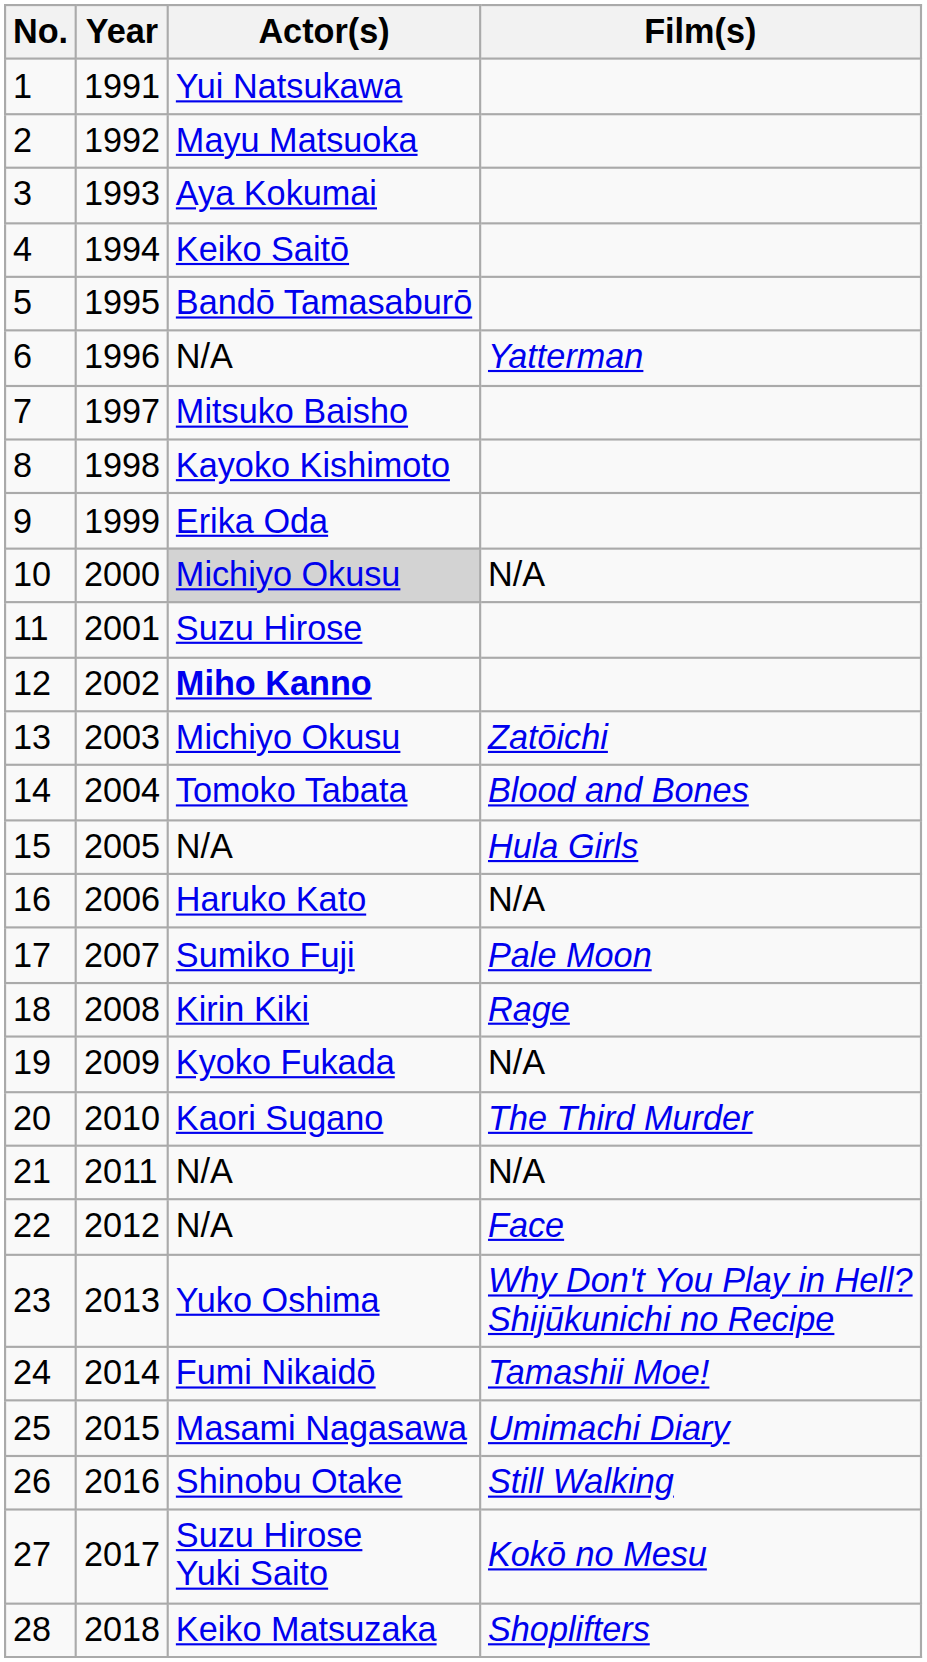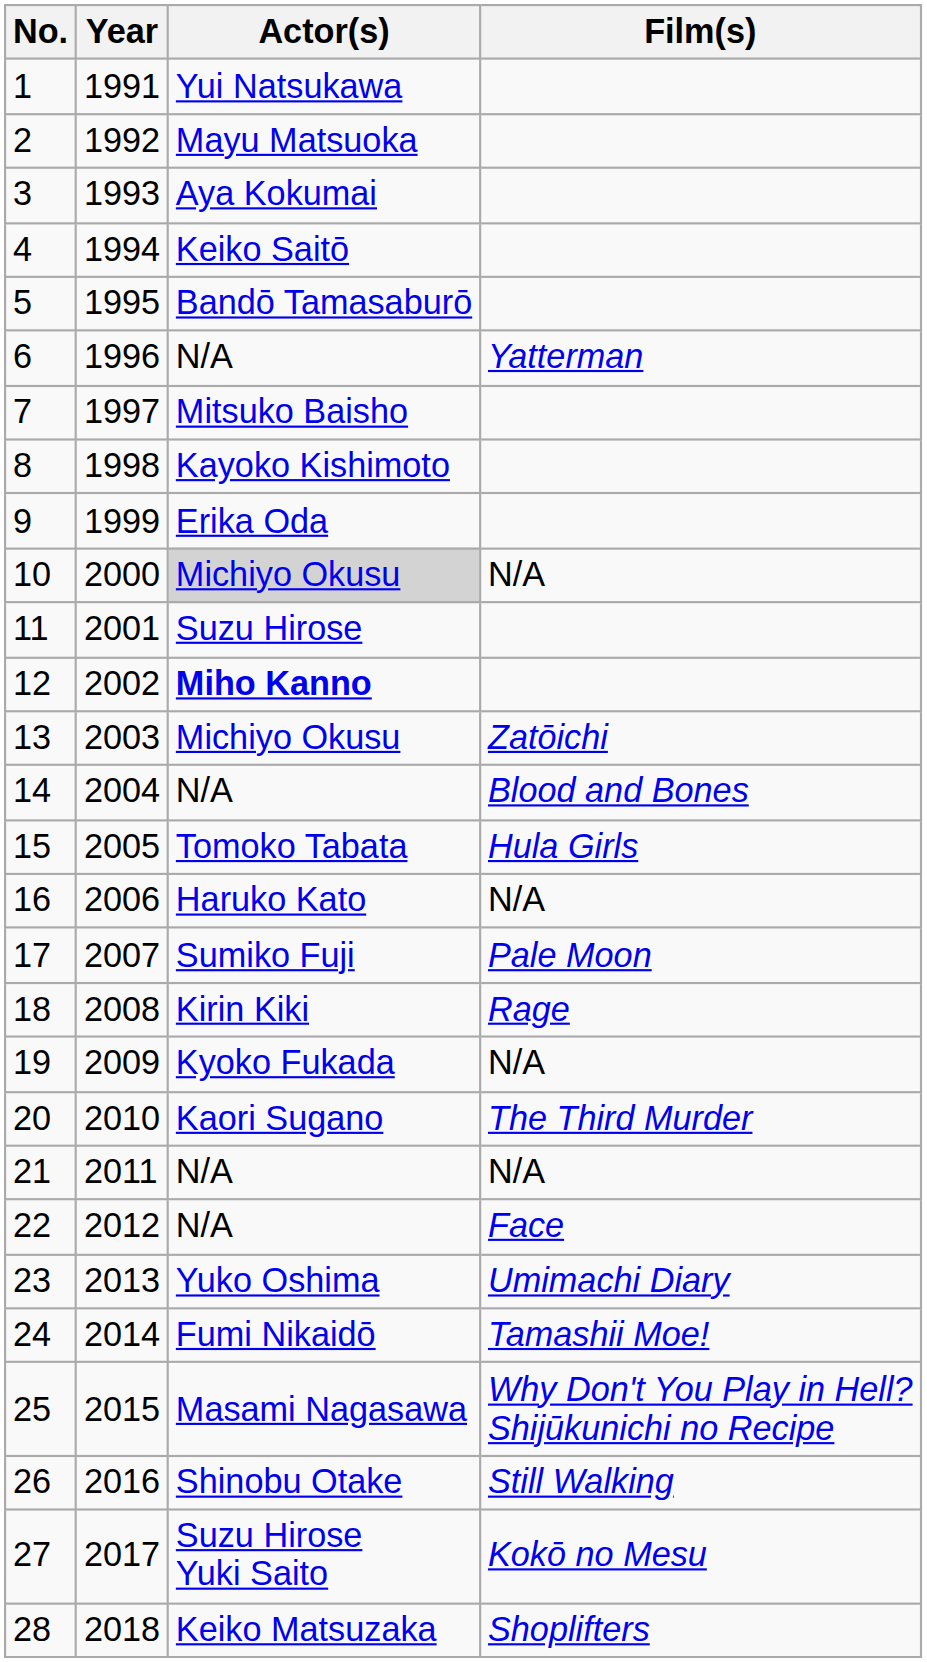(292, 791) Tomoko Tabata -> (204, 791) N/A
(204, 846) N/A -> (292, 846) Tomoko Tabata
(700, 1299) Why Don't You Play in Hell? Shijūkunichi no Recipe -> (609, 1280) Umimachi Diary
(609, 1427) Umimachi Diary -> (700, 1408) Why Don't You Play in Hell? Shijūkunichi no Recipe
